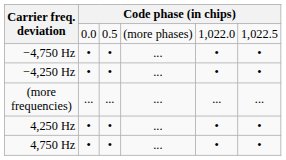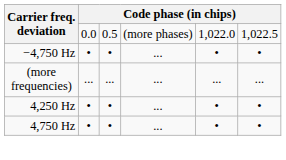- row: (49, 72)
